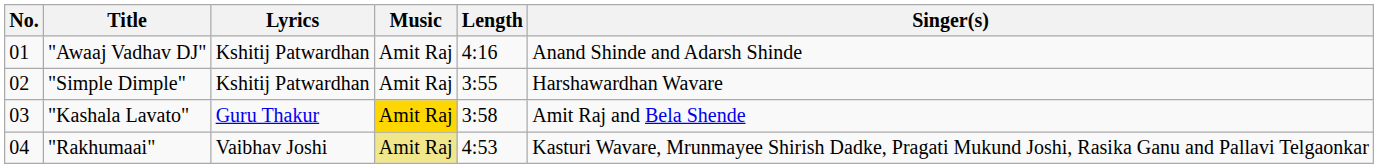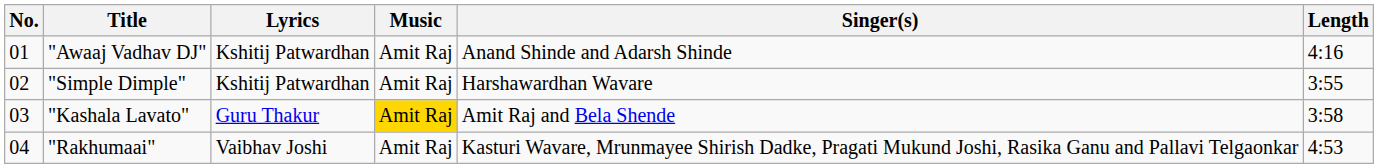columns swapped: (951, 20) <-> (492, 20)
(416, 147) khaki background -> (416, 147) no background
